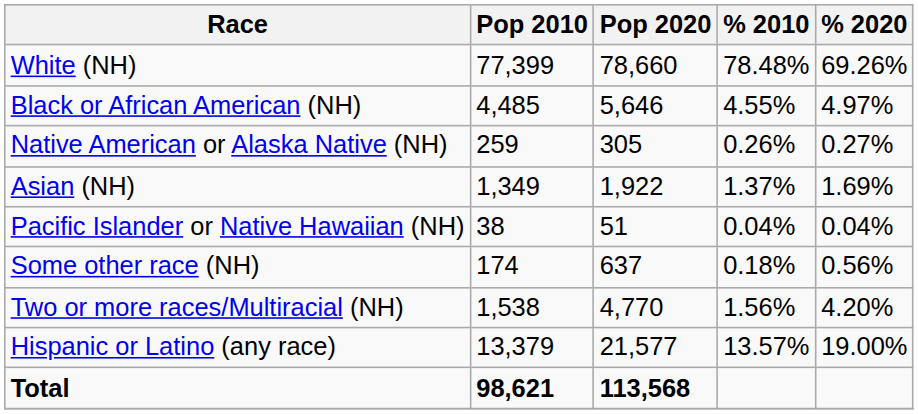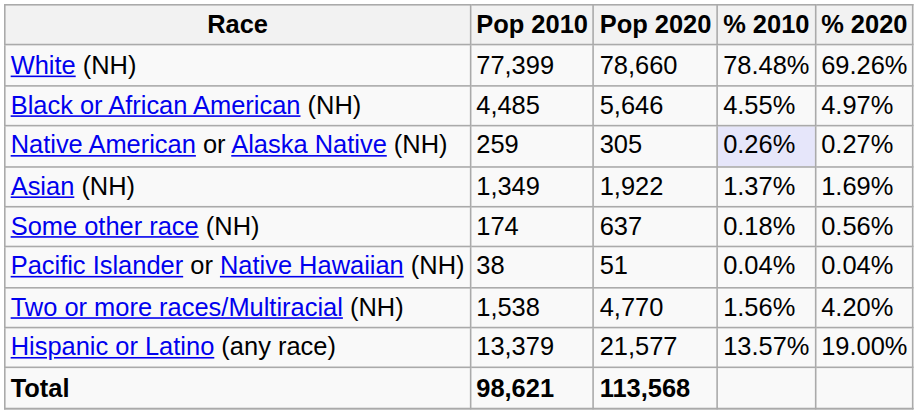(759, 145) no background -> (759, 145) lavender background
rows swapped: (238, 226) <-> (135, 266)
